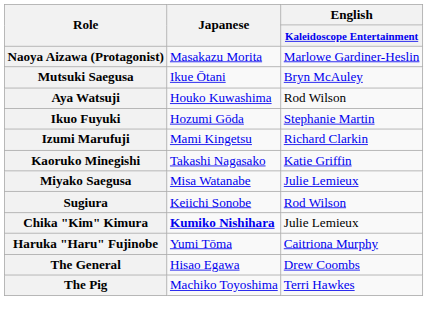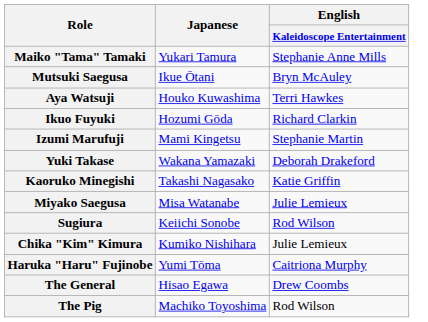- row: (86, 56)
+ row: (80, 56)
(315, 98) Rod Wilson -> (308, 98) Terri Hawkes
(329, 118) Stephanie Martin -> (314, 118) Richard Clarkin
(326, 139) Richard Clarkin -> (318, 139) Stephanie Martin
+ row: (80, 160)
(222, 222) bold -> (207, 243) normal
(319, 285) Terri Hawkes -> (304, 306) Rod Wilson
